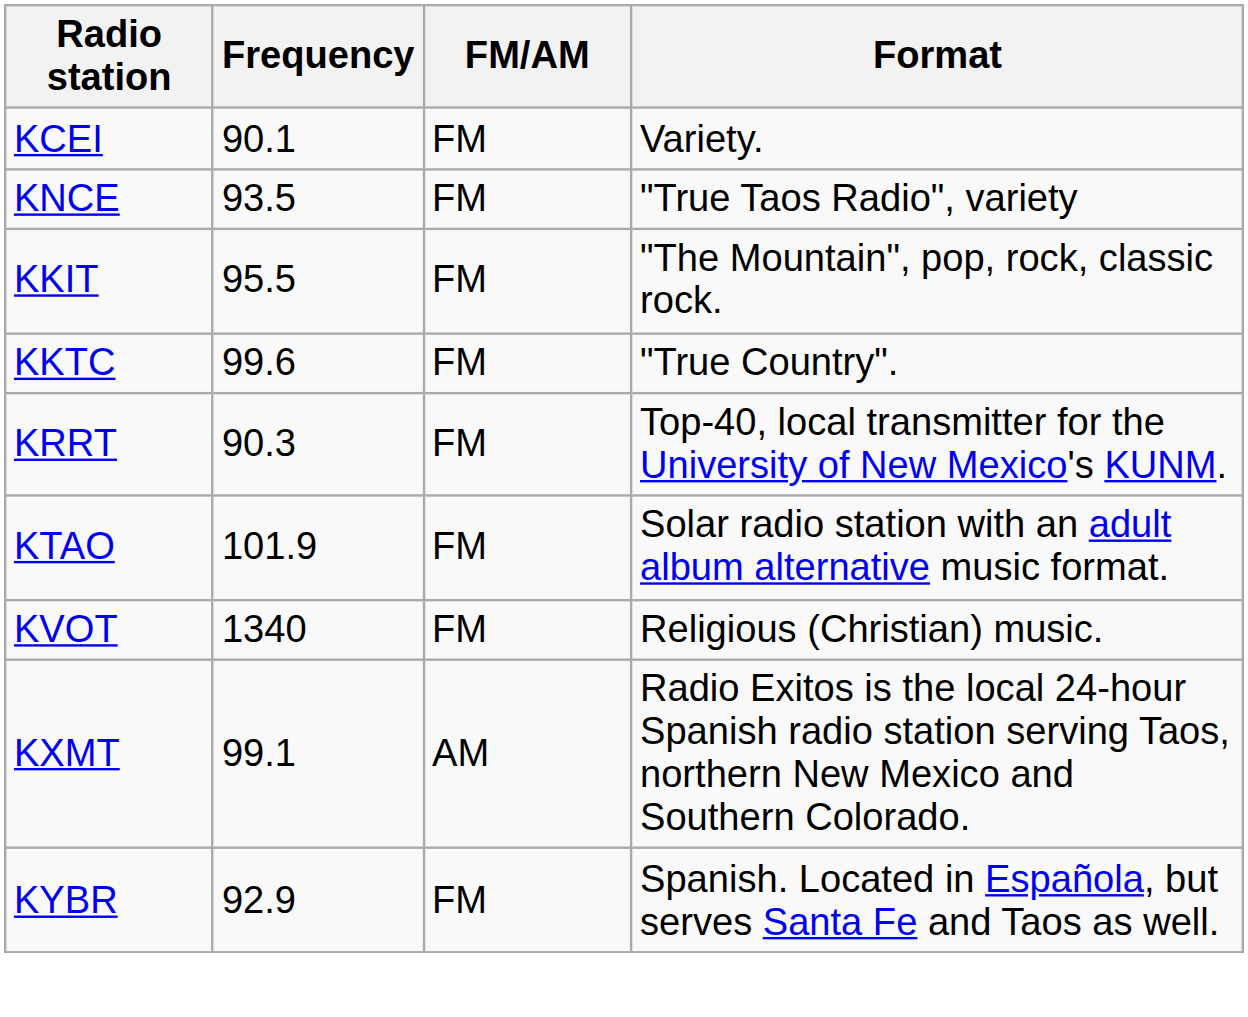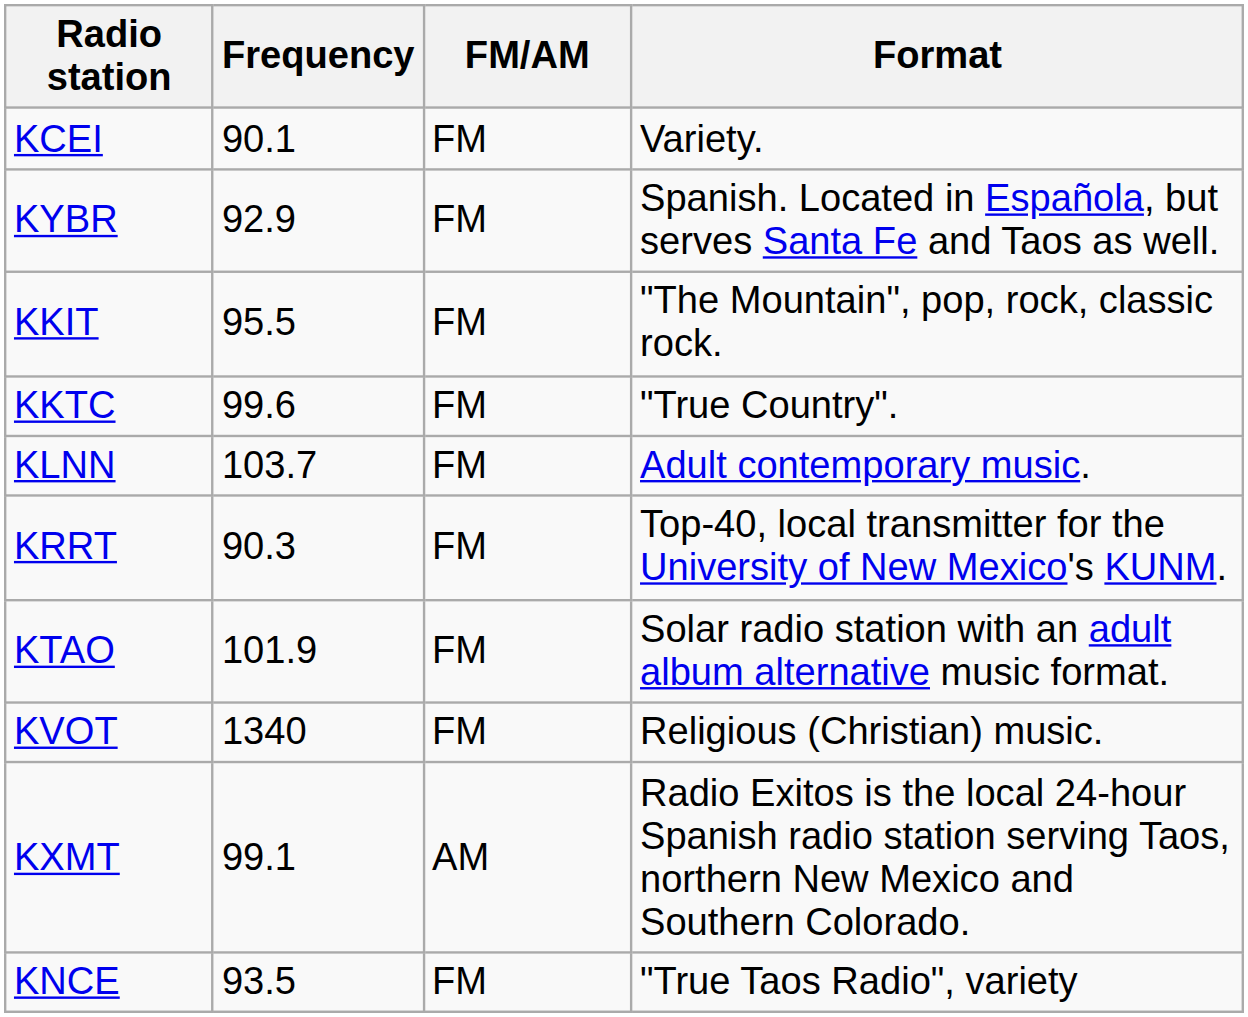rows swapped: (67, 198) <-> (66, 899)
+ row: (65, 465)
